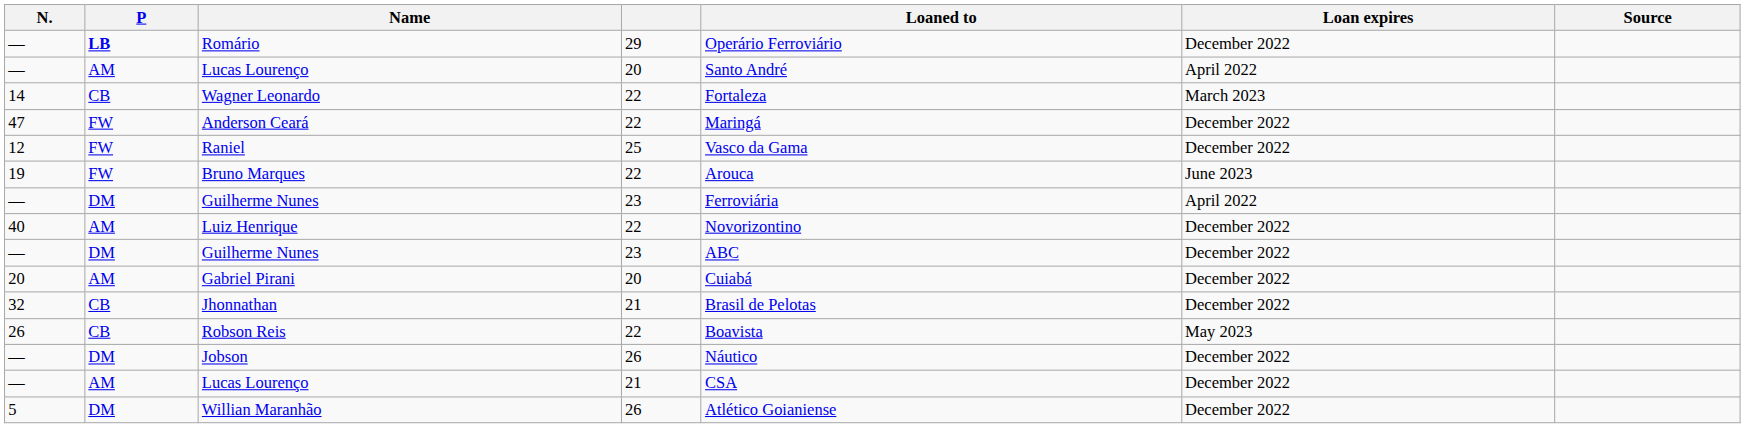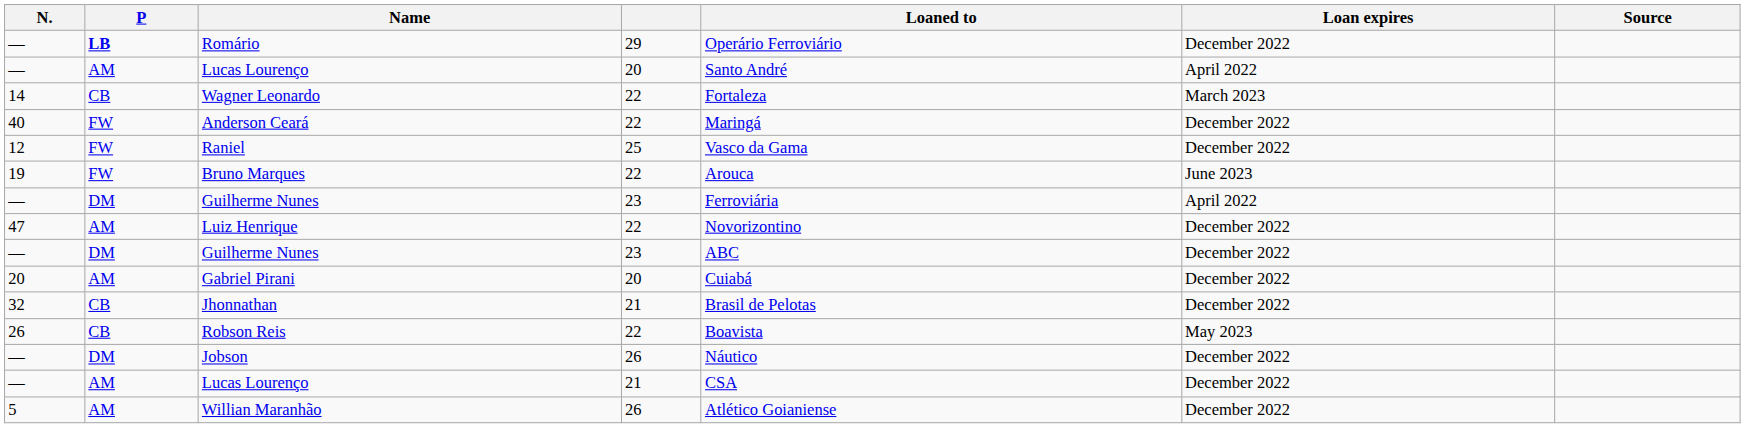(17, 122) 47 -> (17, 122) 40
(17, 226) 40 -> (17, 226) 47
(102, 409) DM -> (102, 409) AM
